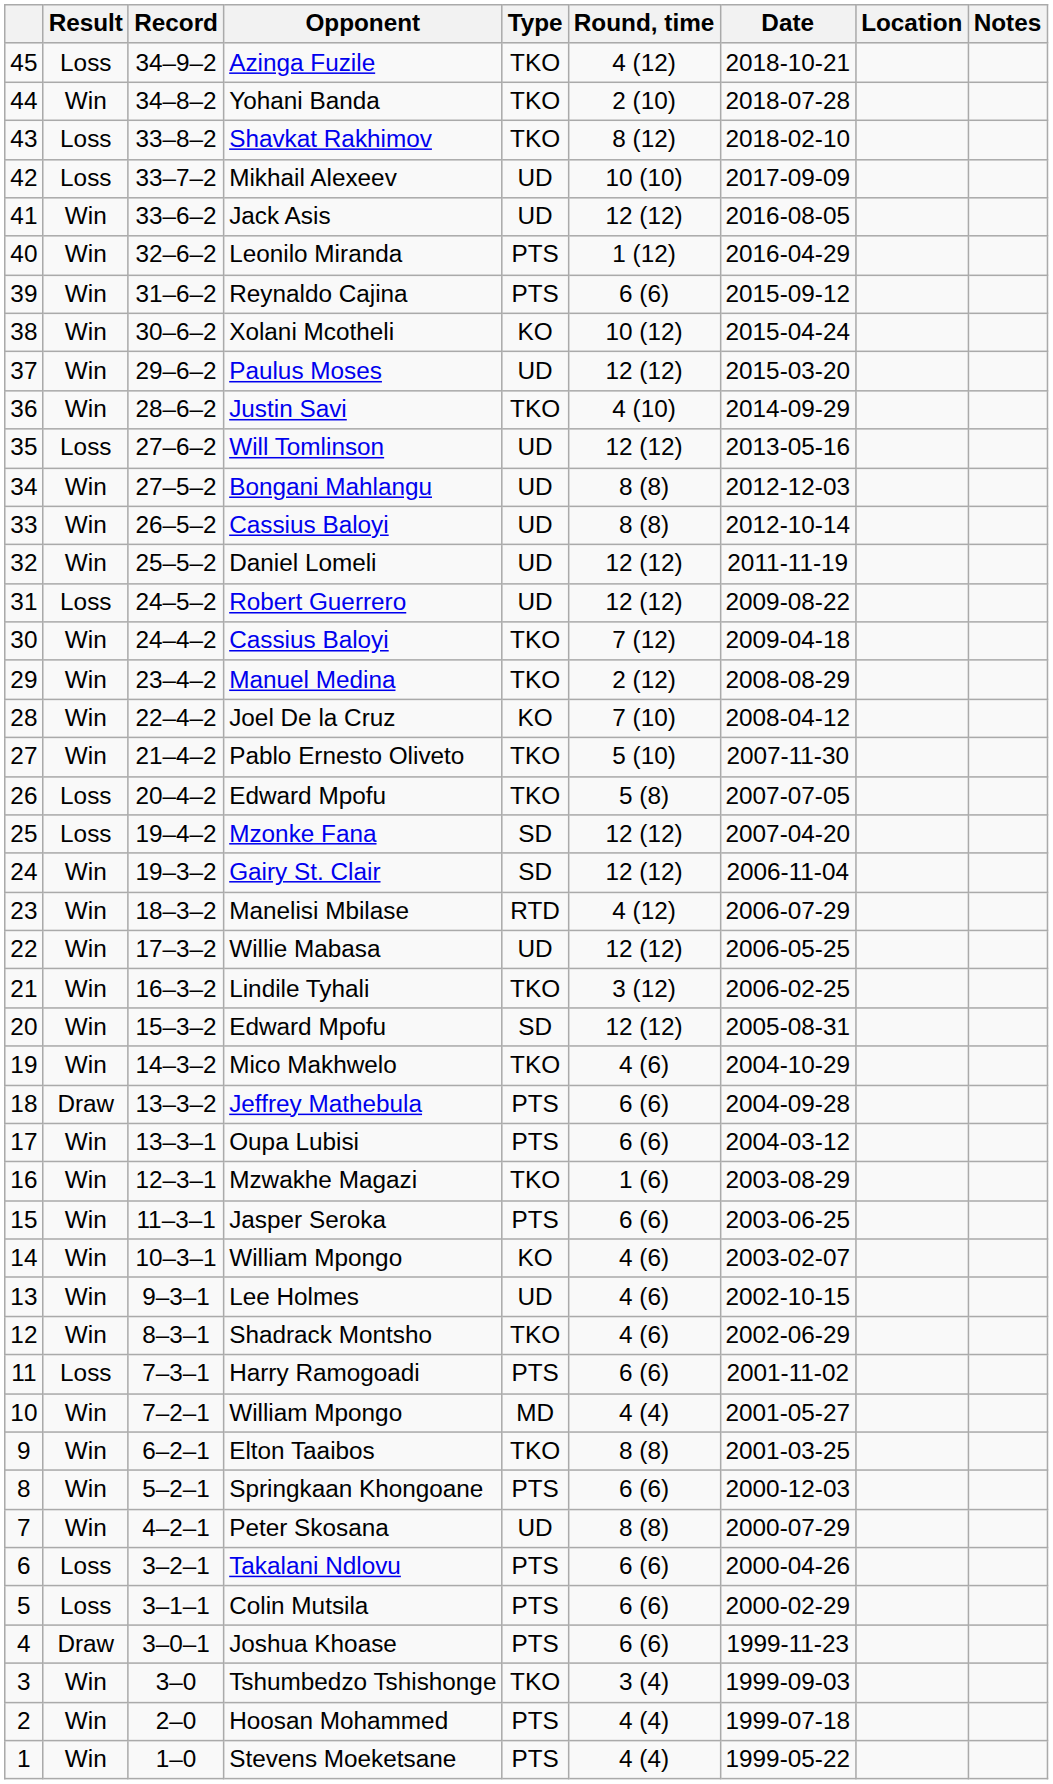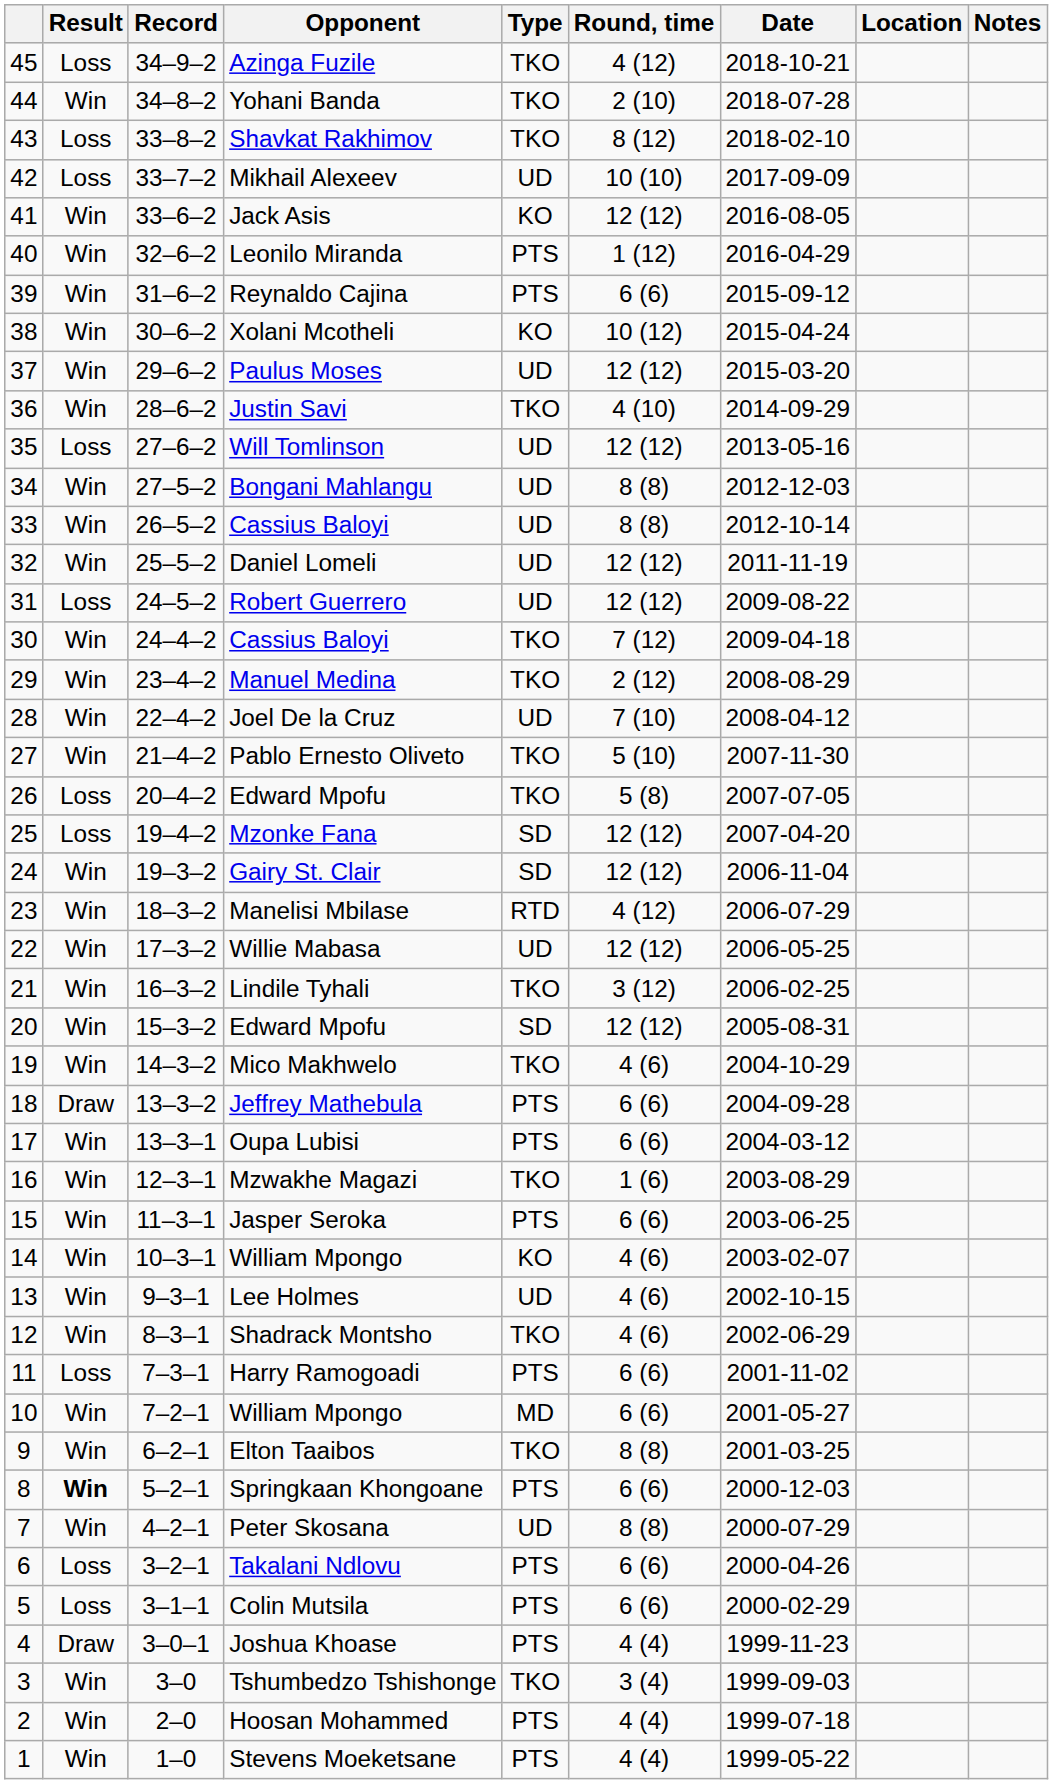(535, 216) UD -> (535, 216) KO
(535, 718) KO -> (535, 718) UD
(644, 1412) 4 (4) -> (644, 1412) 6 (6)
(86, 1489) normal -> (86, 1489) bold
(644, 1643) 6 (6) -> (644, 1643) 4 (4)
